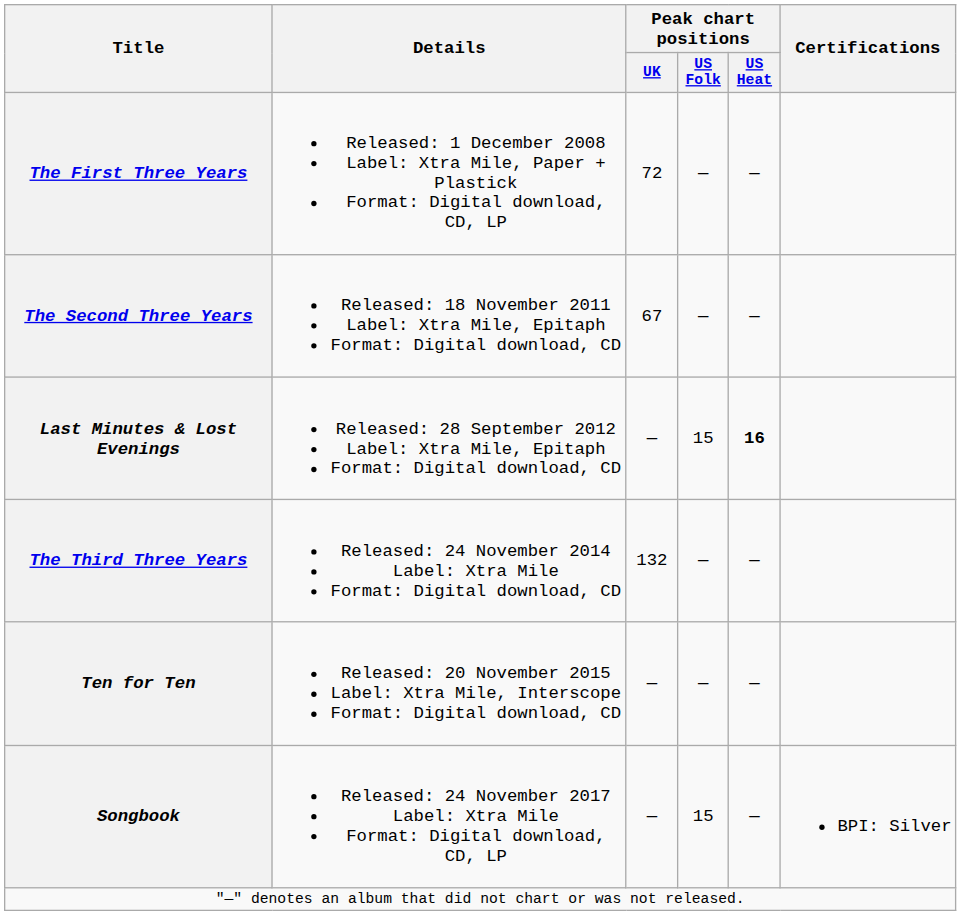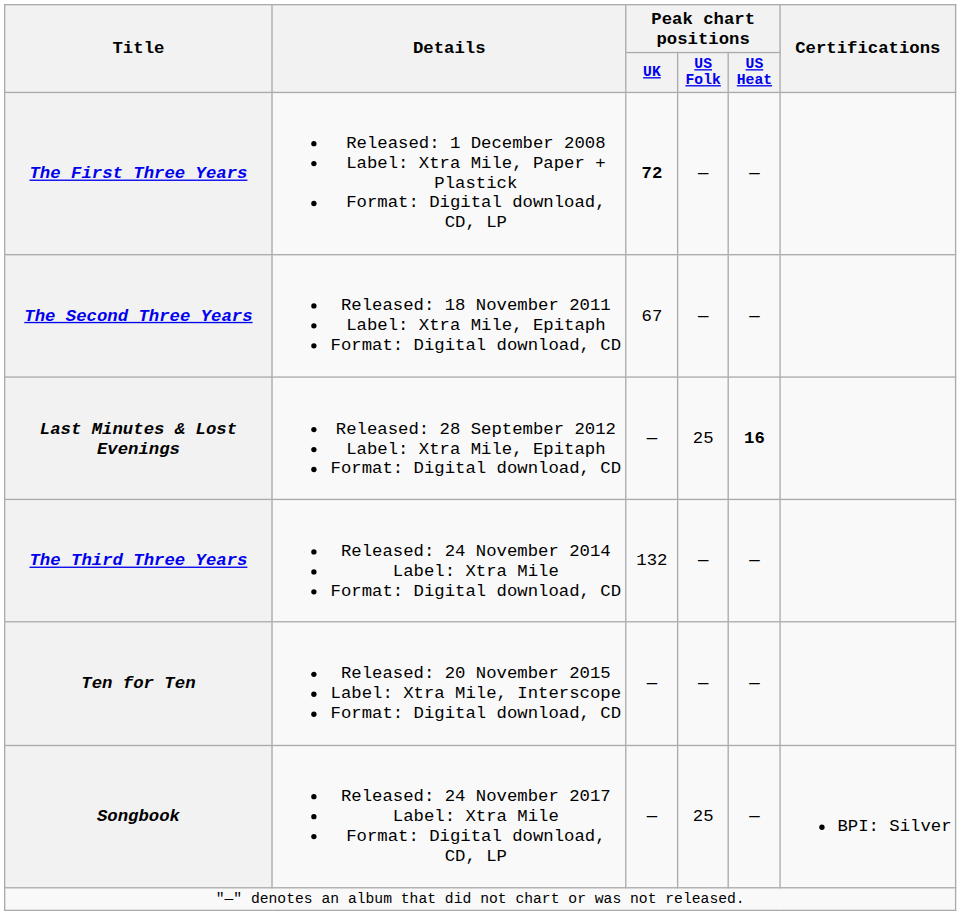(652, 173) normal -> (652, 173) bold
(703, 438) 15 -> (703, 438) 25
(703, 816) 15 -> (703, 816) 25
